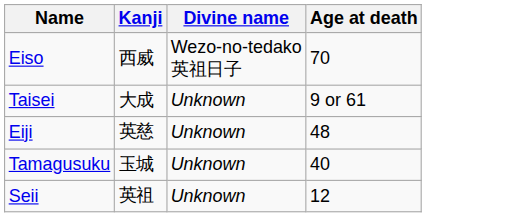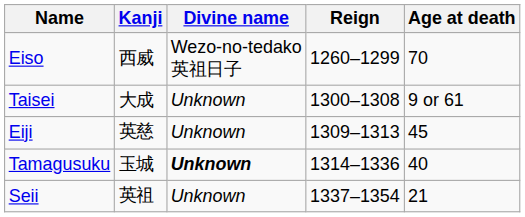+ column: (355, 18)
(320, 132) 48 -> (418, 132) 45
(208, 164) normal -> (211, 164) bold
(320, 196) 12 -> (418, 196) 21
